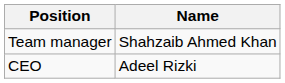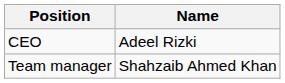rows swapped: (25, 66) <-> (60, 41)
